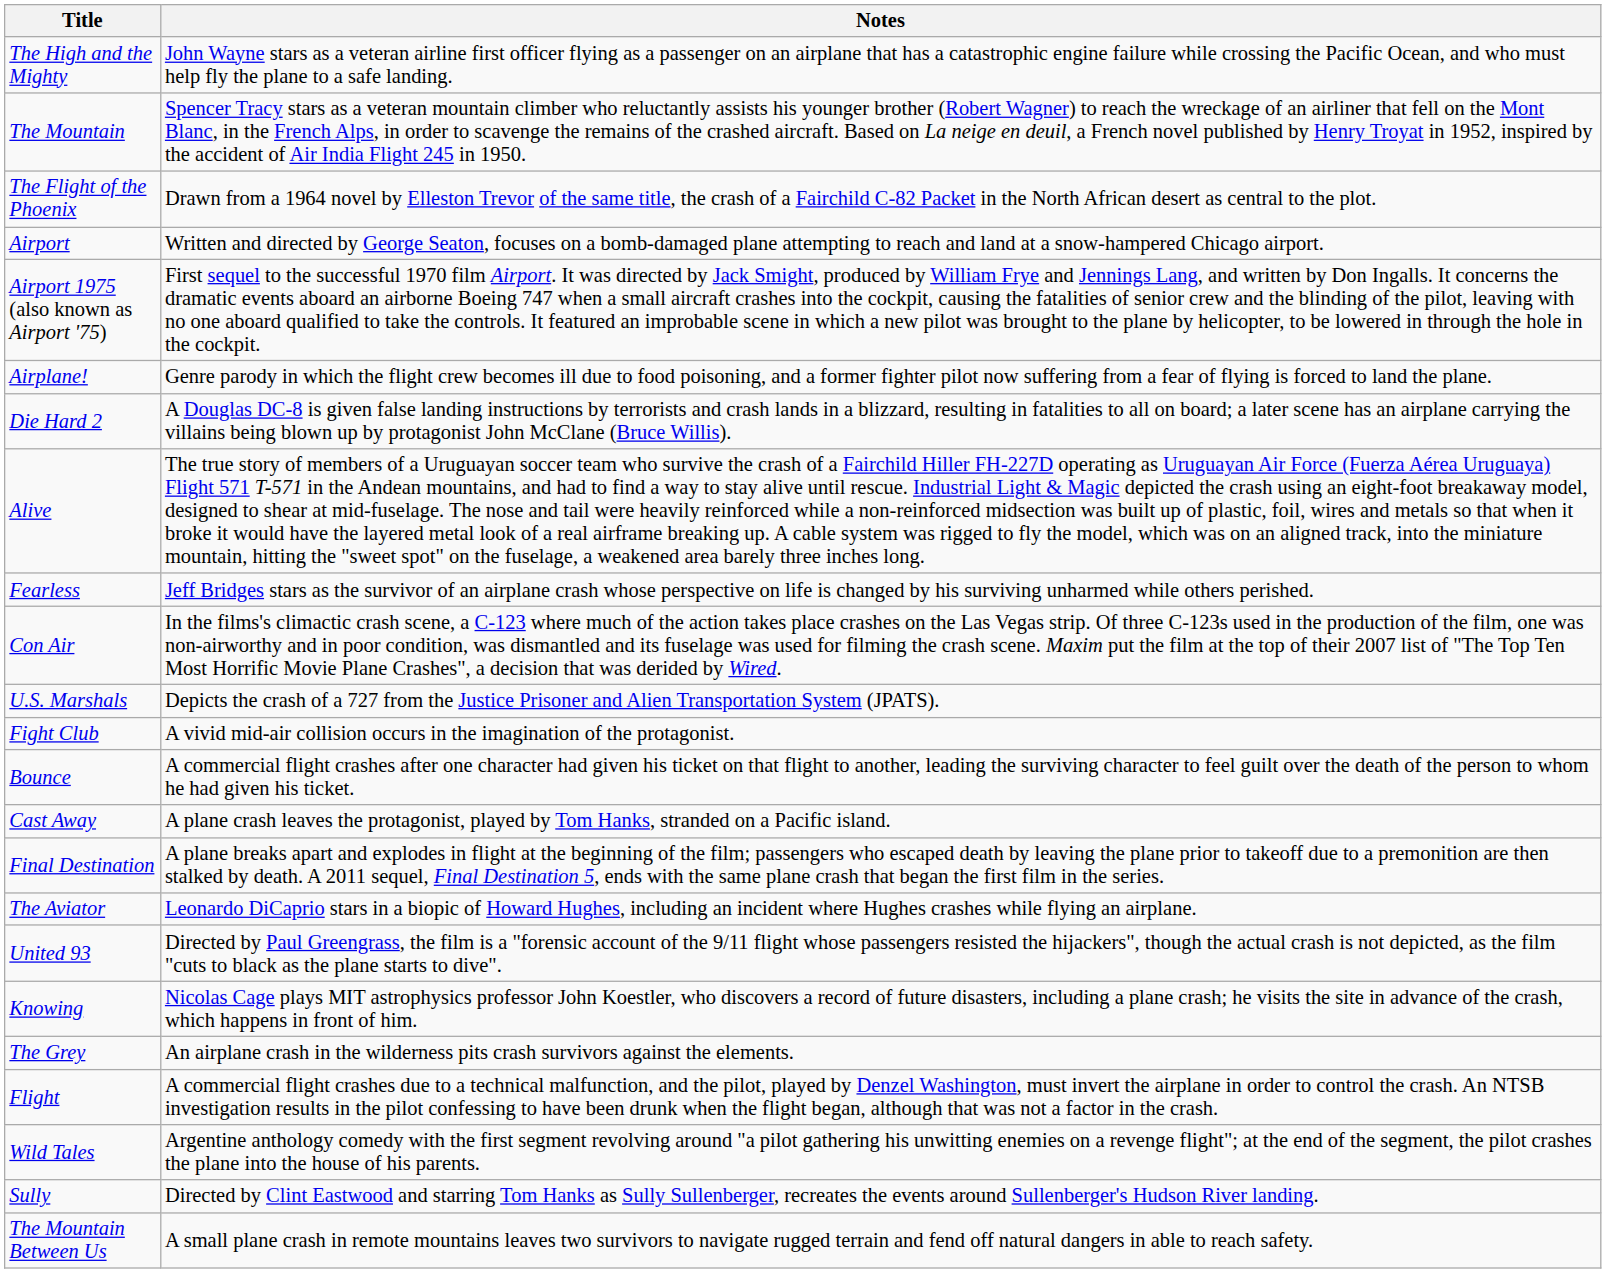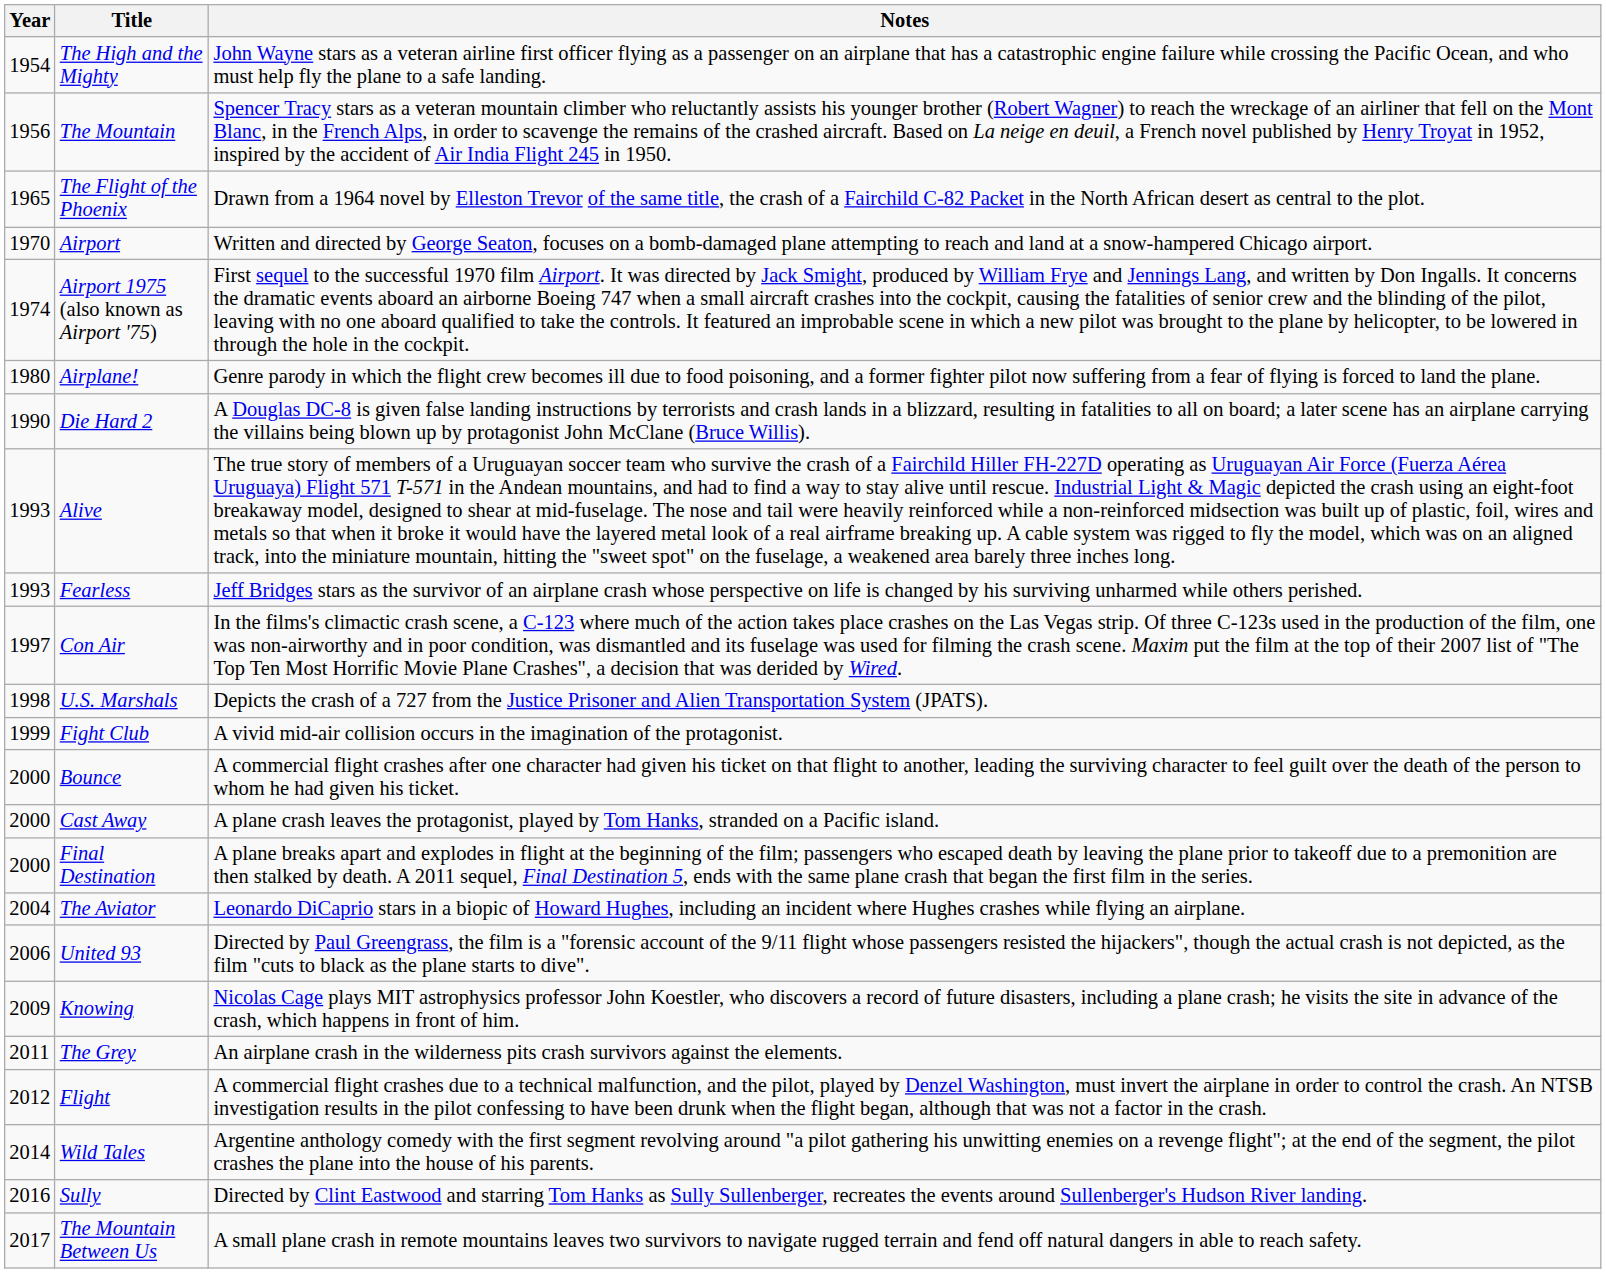+ column: (30, 20)
